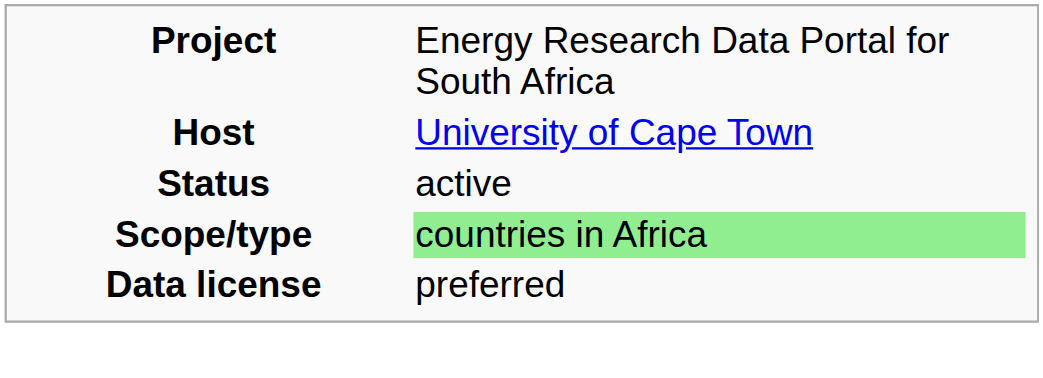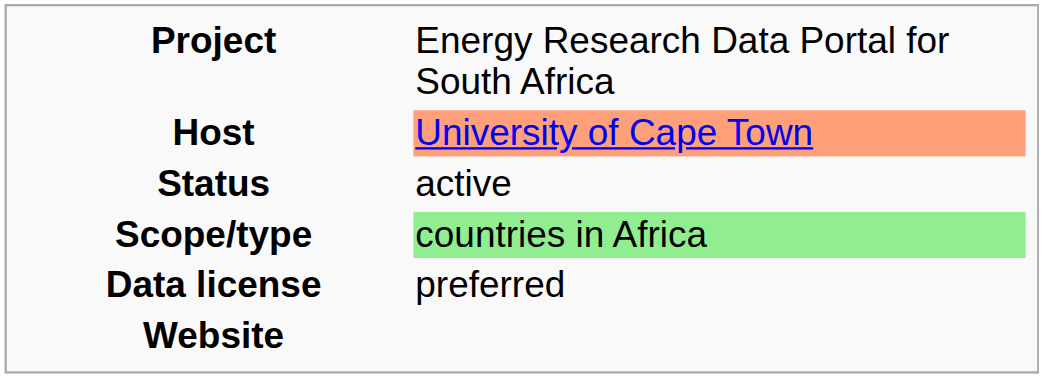(614, 133) no background -> (614, 133) lightsalmon background
+ row: (214, 336)
